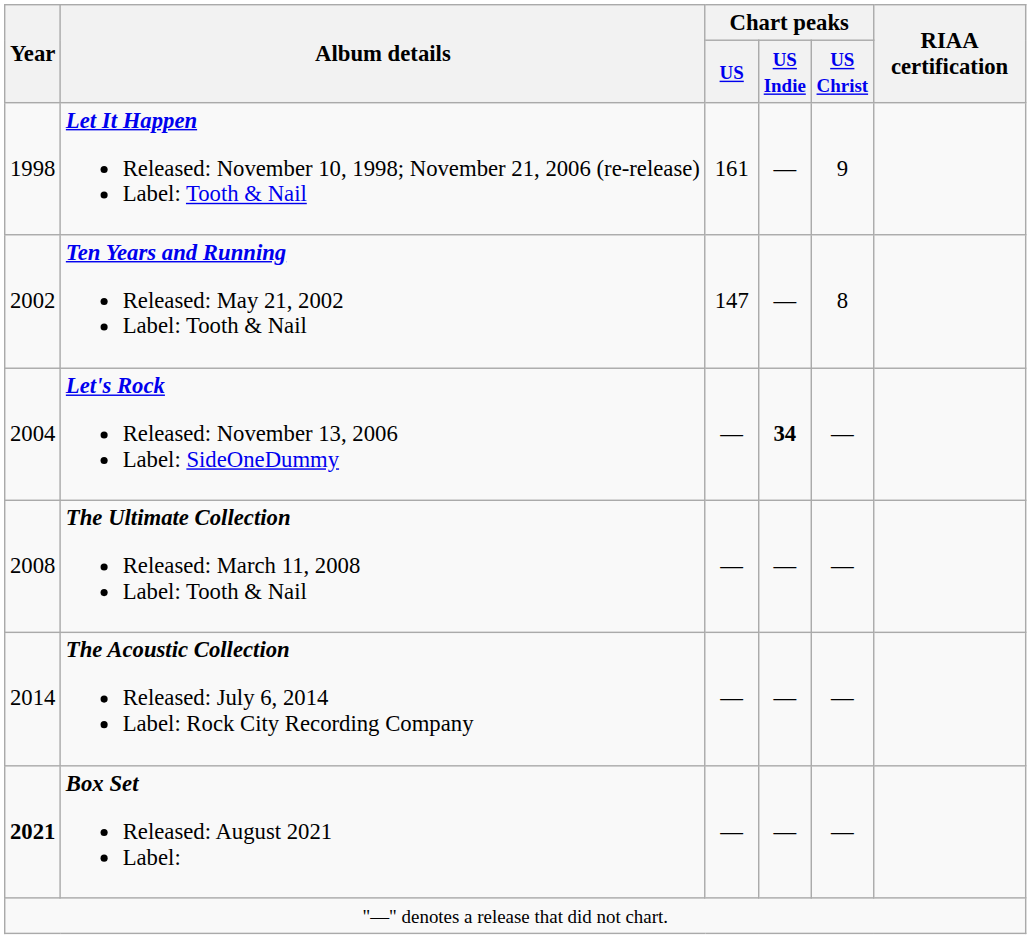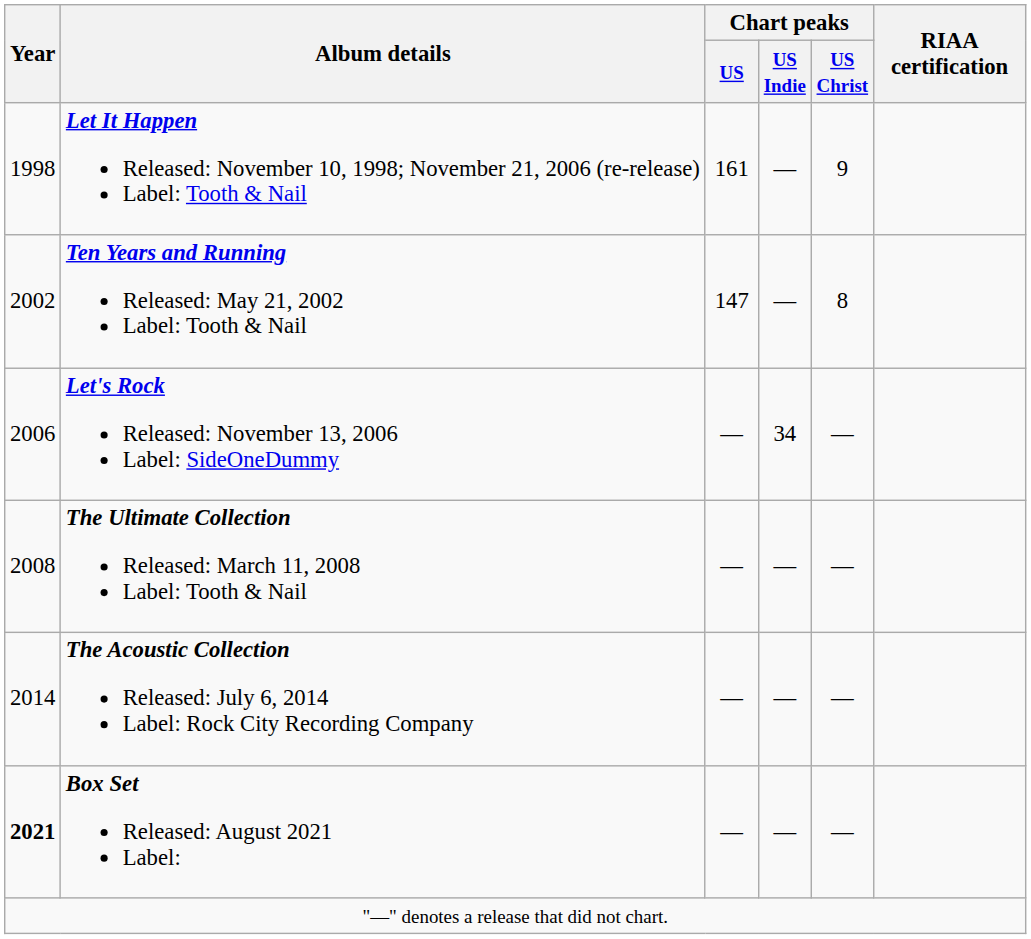(33, 433) 2004 -> (33, 433) 2006
(785, 433) bold -> (785, 433) normal
